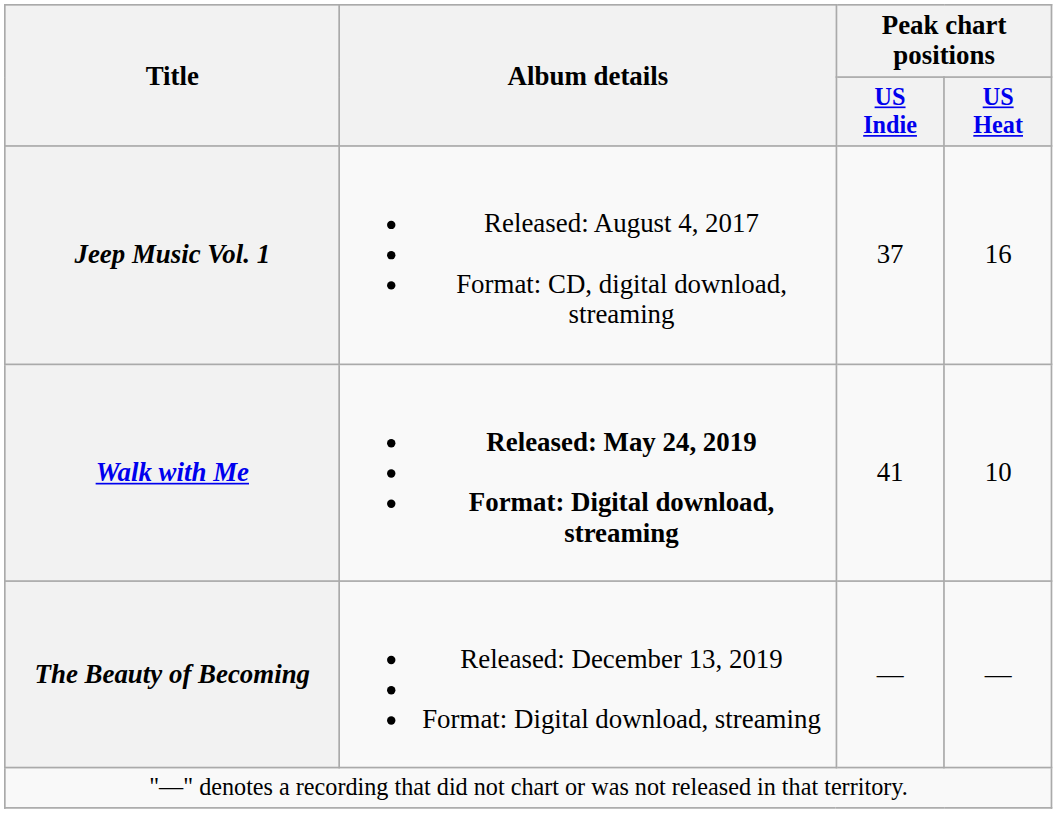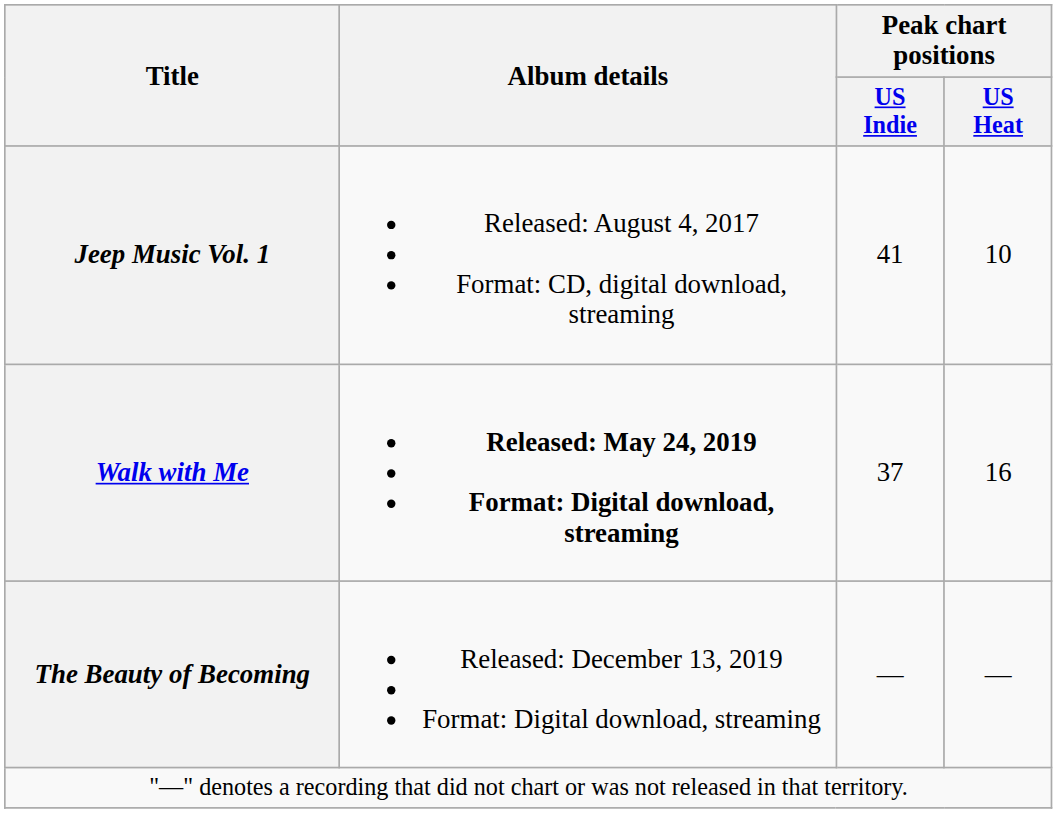(890, 254) 37 -> (890, 254) 41
(998, 254) 16 -> (998, 254) 10
(890, 471) 41 -> (890, 471) 37
(998, 471) 10 -> (998, 471) 16
